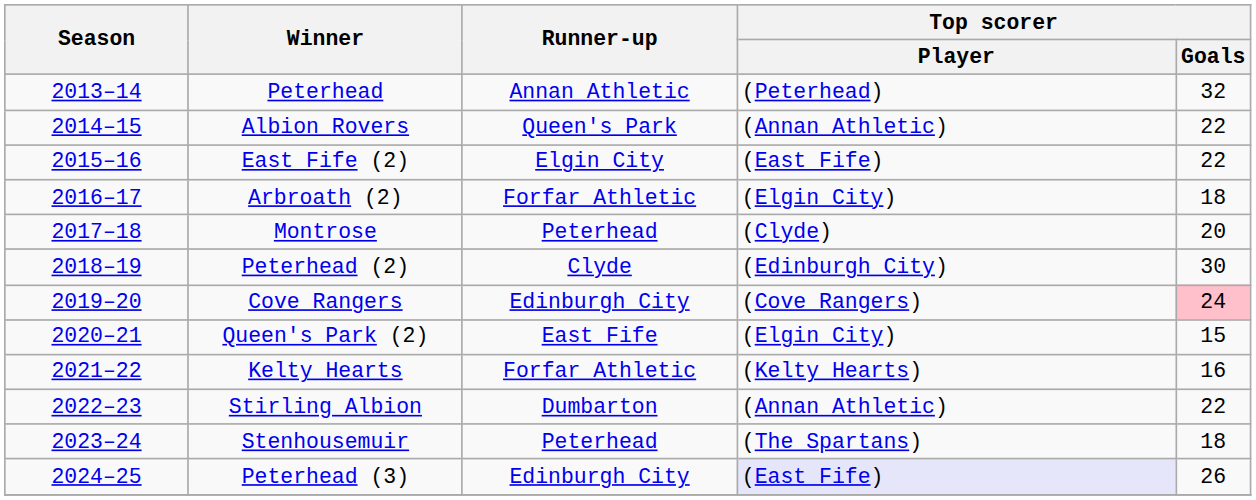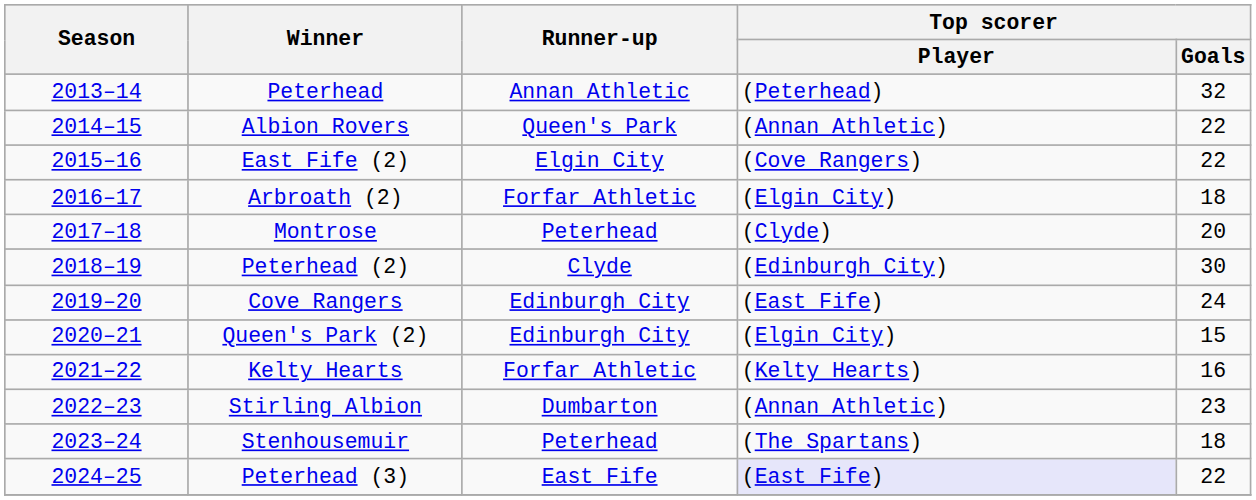(813, 162) (East Fife) -> (832, 162) (Cove Rangers)
(832, 302) (Cove Rangers) -> (813, 302) (East Fife)
(1213, 302) pink background -> (1213, 302) no background
(600, 337) East Fife -> (600, 337) Edinburgh City
(1213, 407) 22 -> (1213, 407) 23
(600, 477) Edinburgh City -> (600, 477) East Fife
(1213, 477) 26 -> (1213, 477) 22
